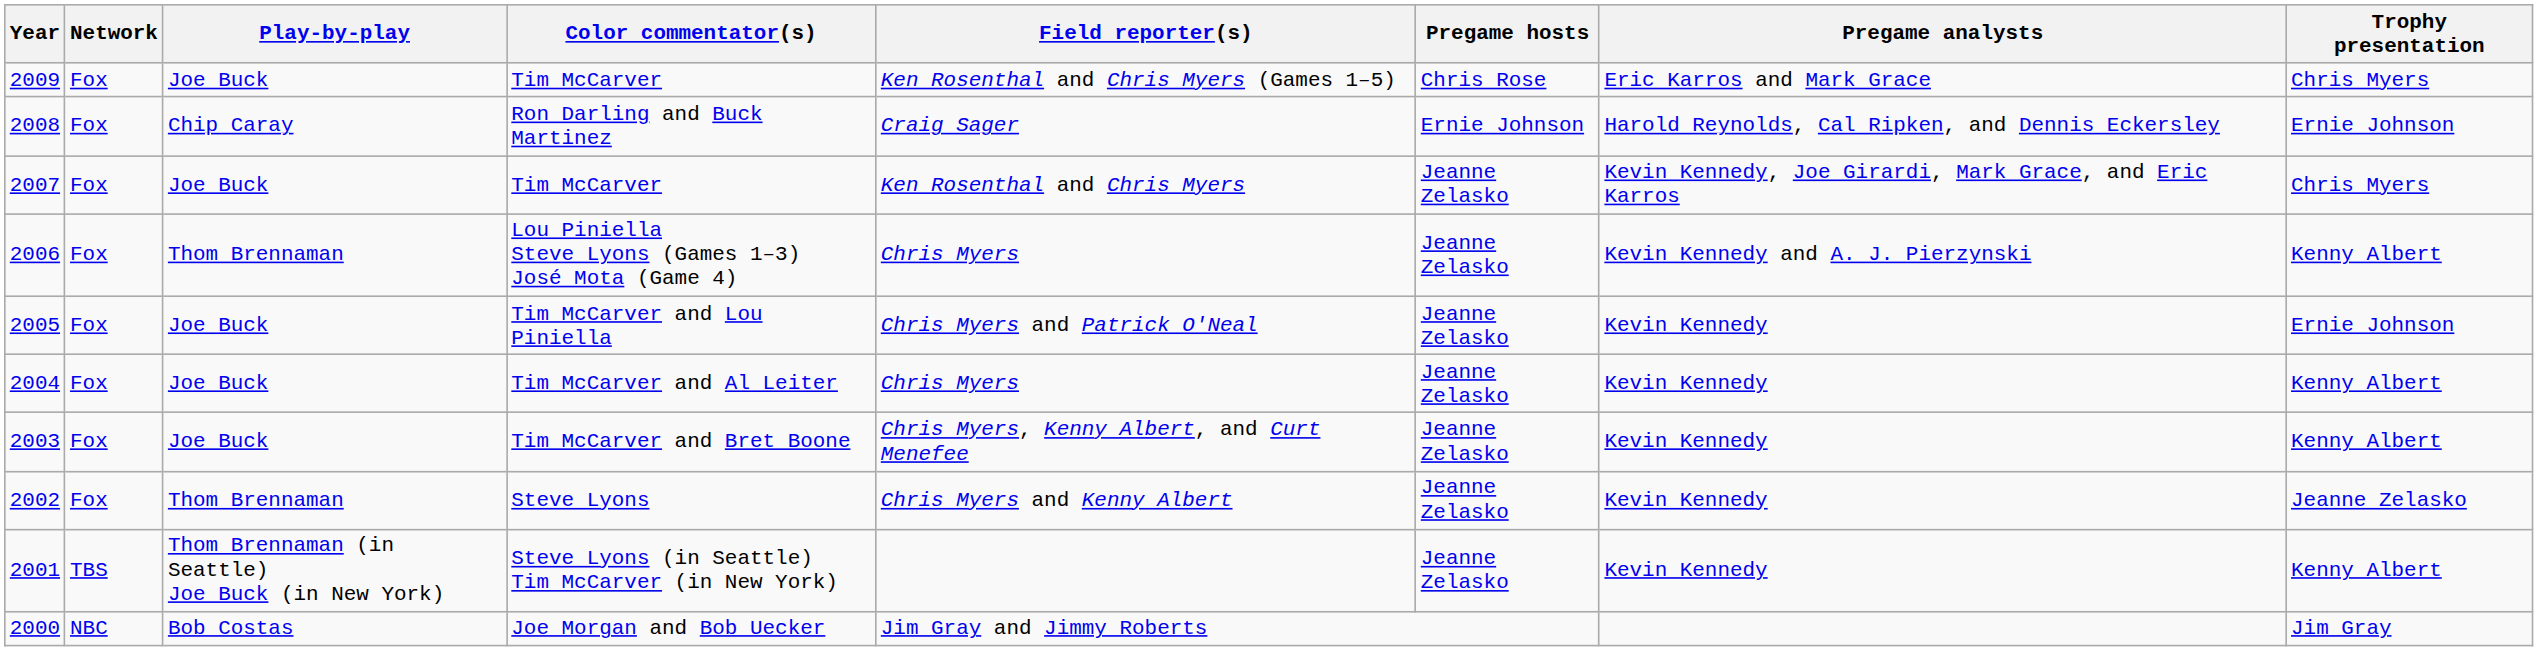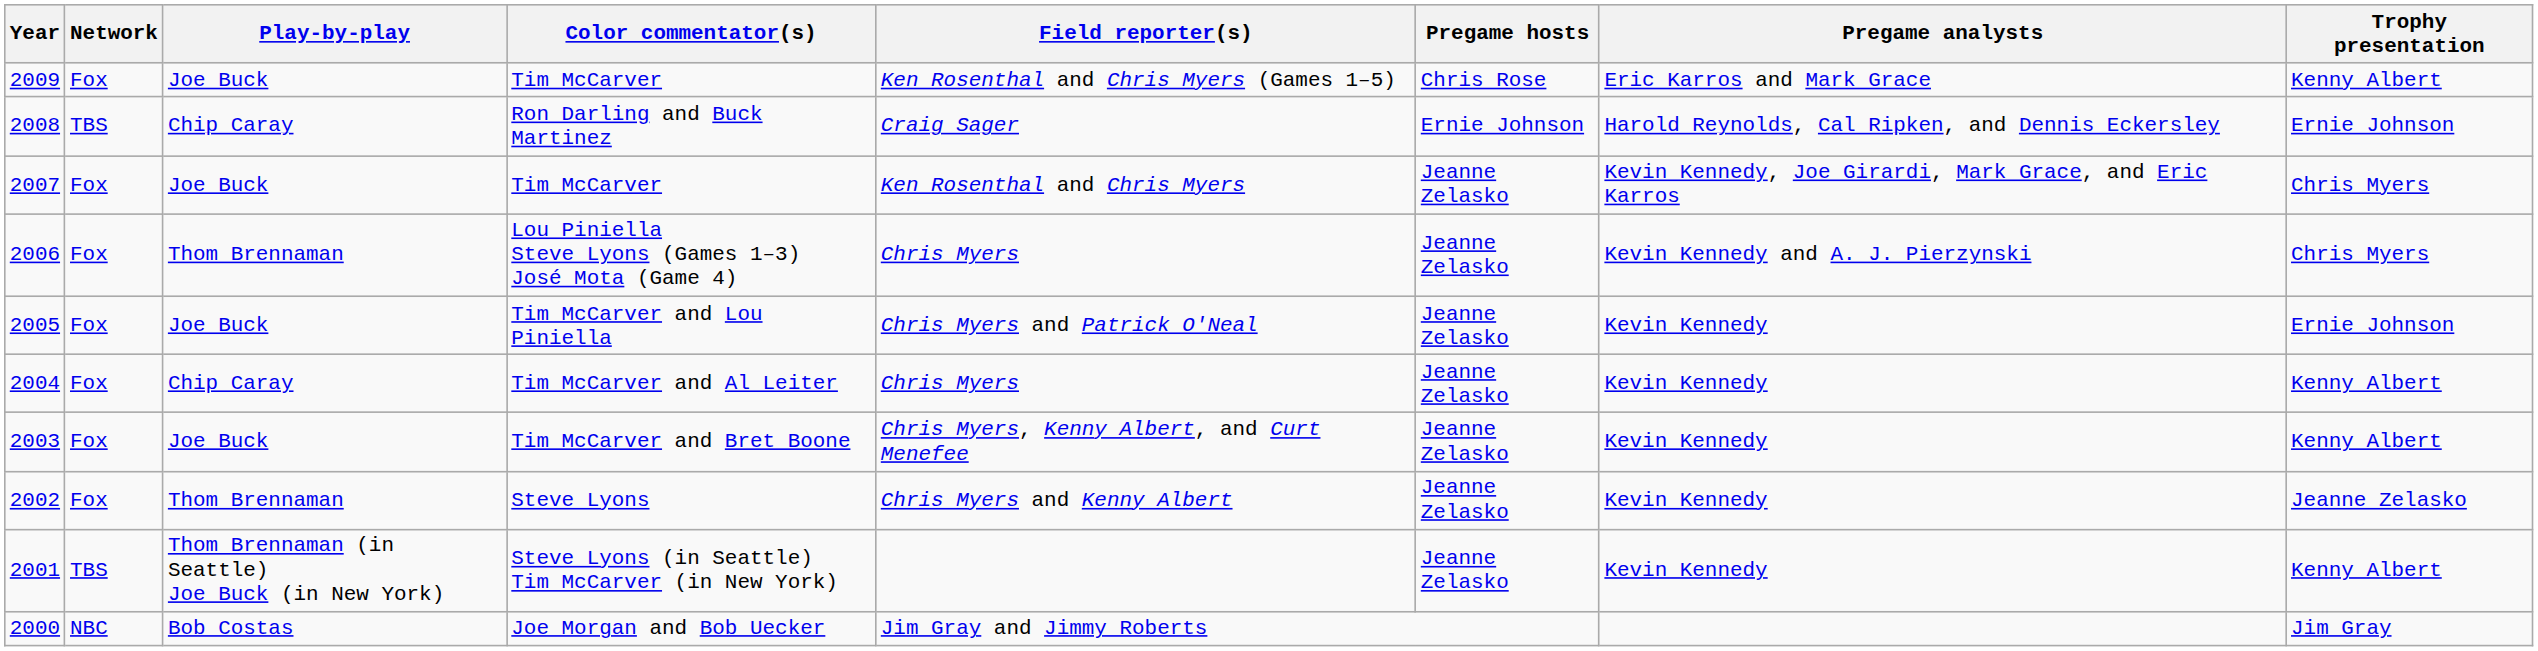(2360, 80) Chris Myers -> (2366, 80) Kenny Albert
(89, 126) Fox -> (89, 126) TBS
(2366, 255) Kenny Albert -> (2360, 255) Chris Myers
(218, 384) Joe Buck -> (231, 384) Chip Caray
